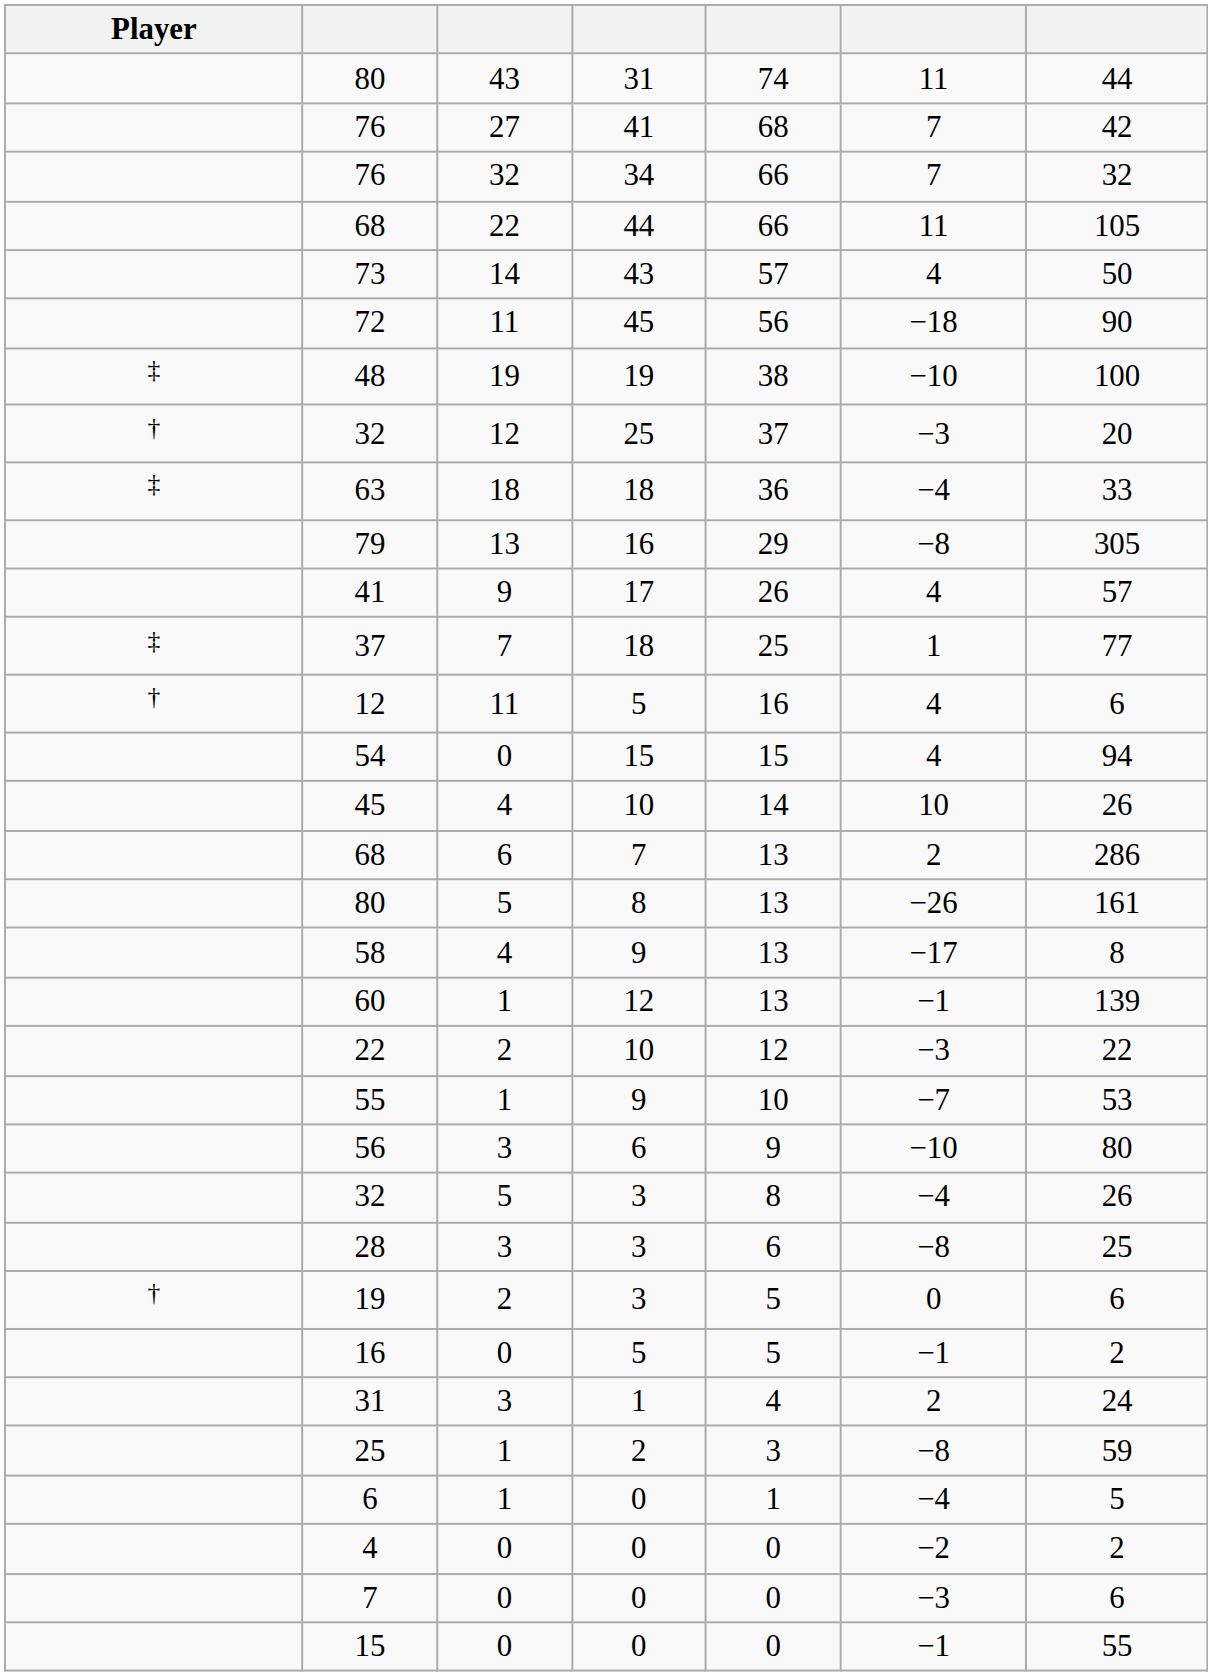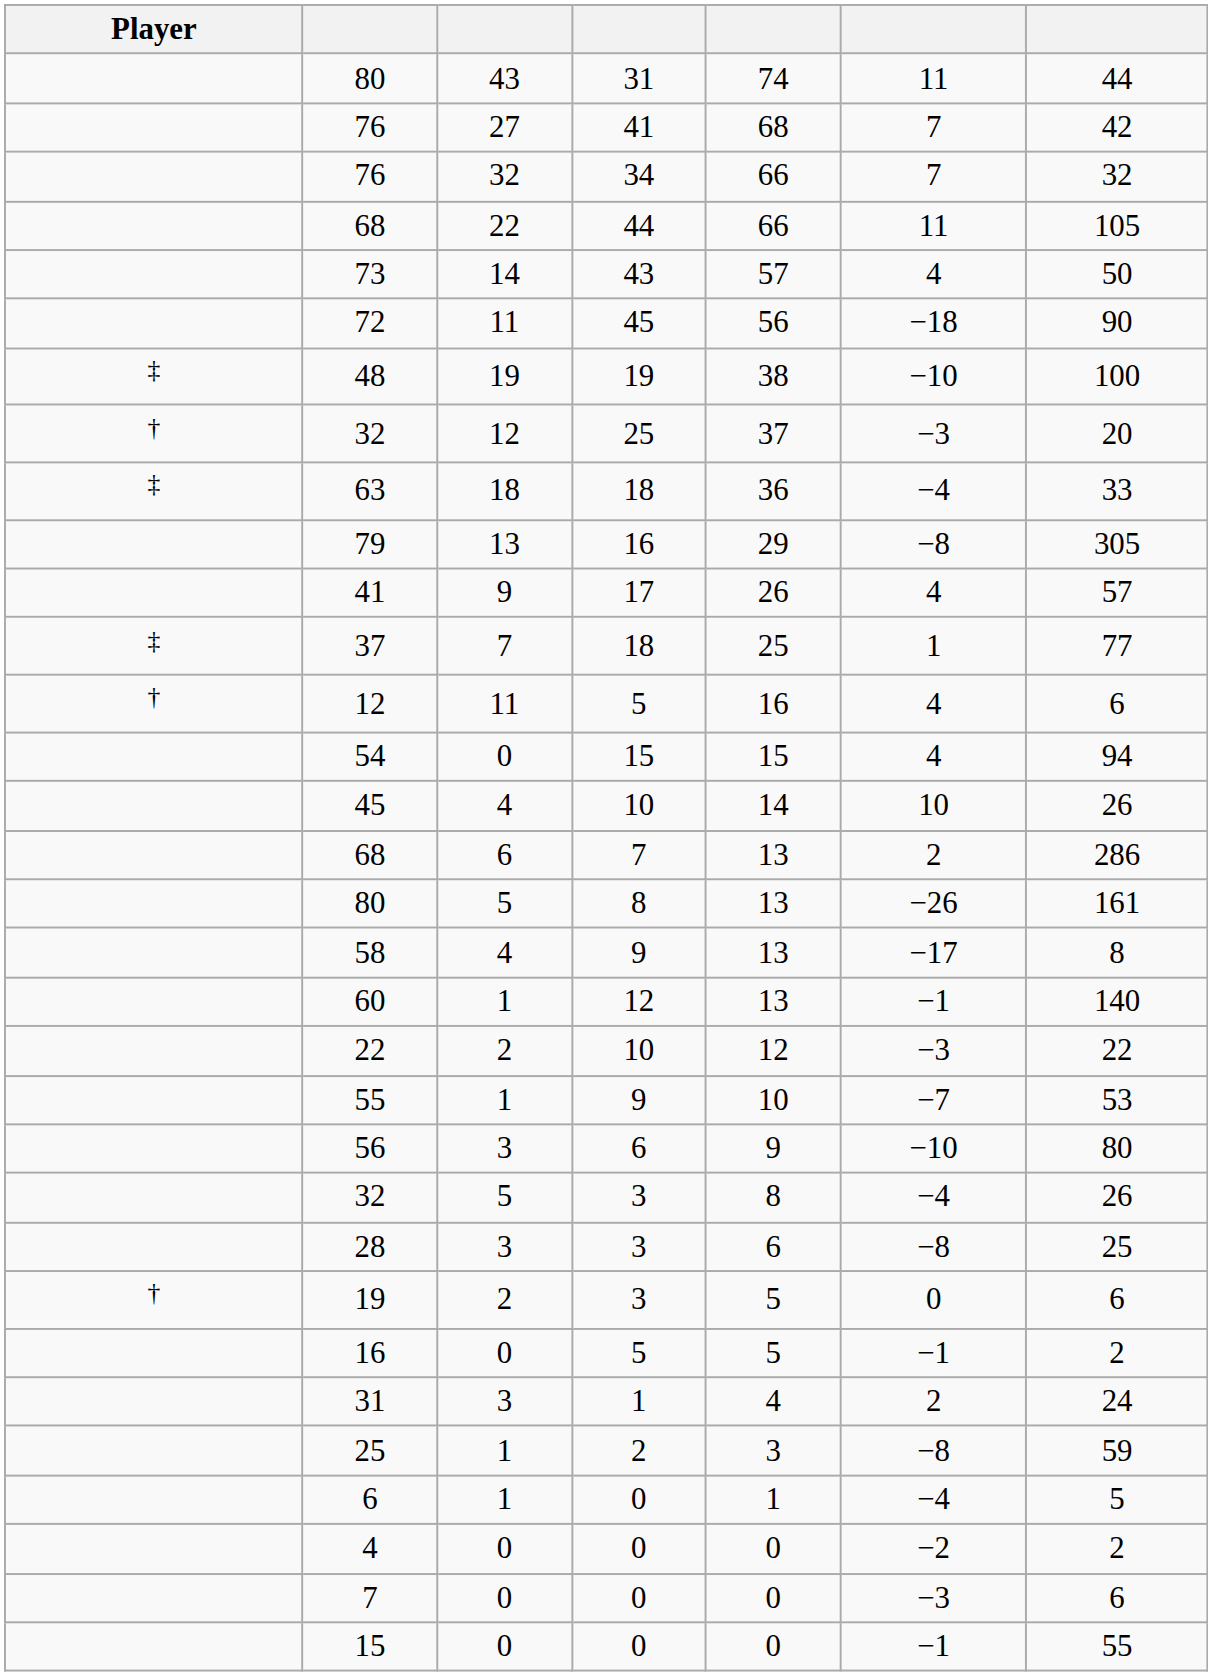(1117, 1001) 139 -> (1117, 1001) 140
